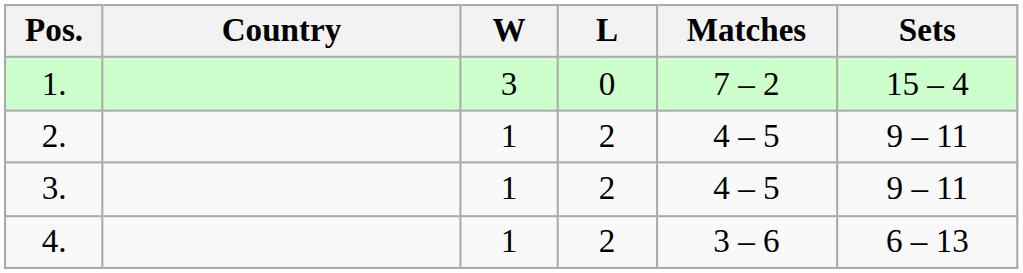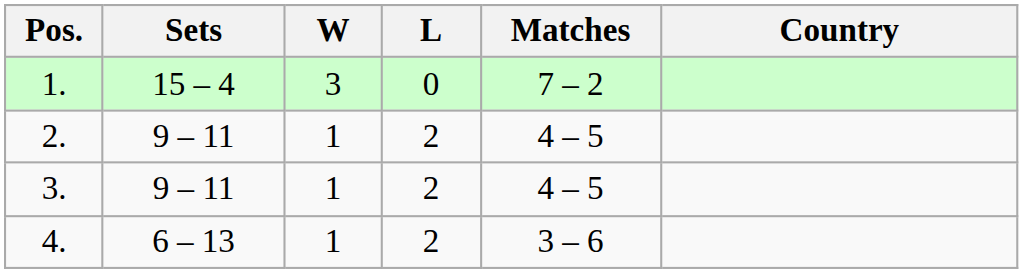columns swapped: (282, 30) <-> (927, 30)
